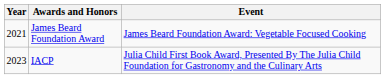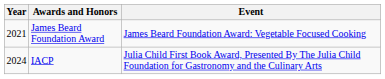(17, 60) 2023 -> (17, 60) 2024
